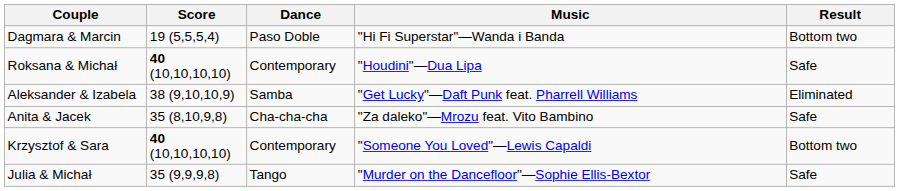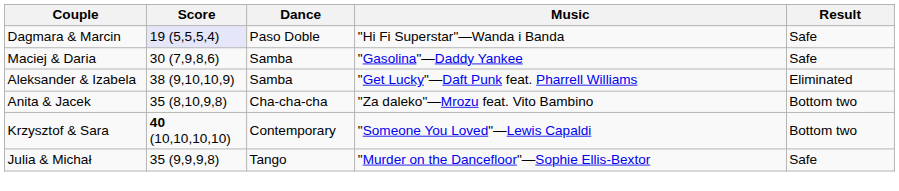(185, 36) no background -> (185, 36) lavender background
(823, 36) Bottom two -> (803, 36) Safe
+ row: (52, 58)
- row: (62, 66)
(803, 116) Safe -> (823, 101) Bottom two
